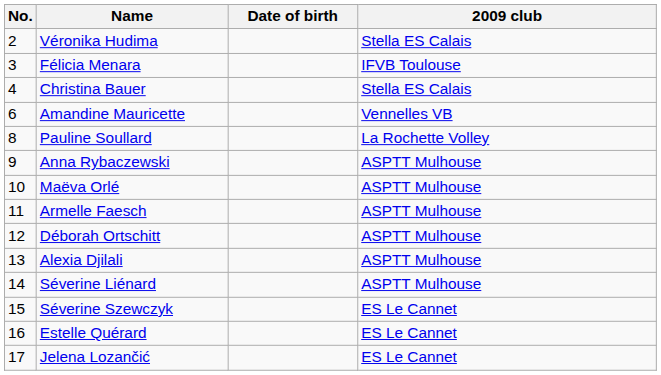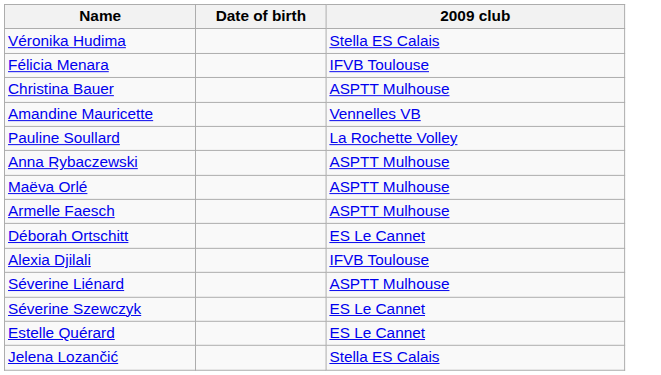- column: (20, 16)
(416, 89) Stella ES Calais -> (389, 89) ASPTT Mulhouse
(421, 235) ASPTT Mulhouse -> (377, 235) ES Le Cannet
(421, 260) ASPTT Mulhouse -> (379, 260) IFVB Toulouse
(409, 357) ES Le Cannet -> (384, 357) Stella ES Calais
